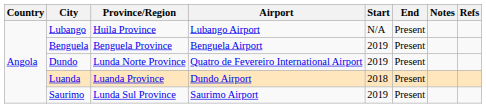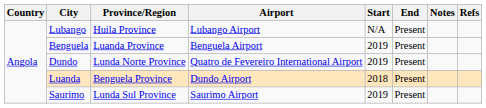(133, 45) Benguela Province -> (129, 45) Luanda Province
(129, 78) Luanda Province -> (133, 78) Benguela Province
